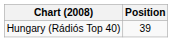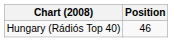(145, 28) 39 -> (145, 28) 46
